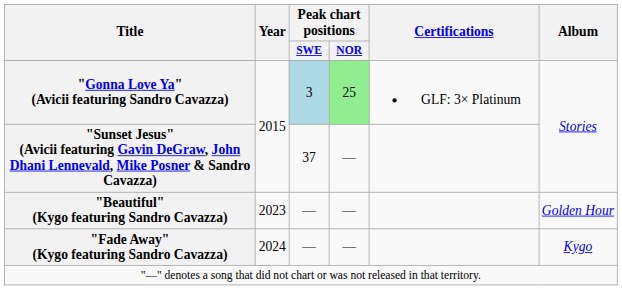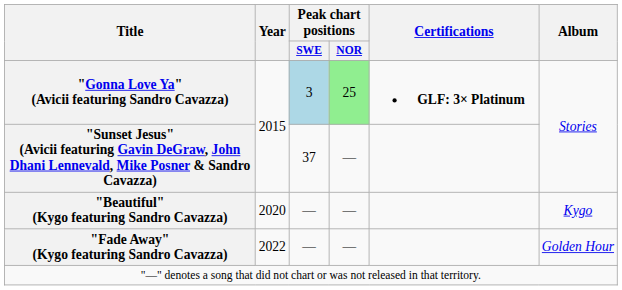(454, 100) normal -> (454, 100) bold
(272, 210) 2023 -> (272, 210) 2020
(578, 210) Golden Hour -> (578, 210) Kygo
(272, 247) 2024 -> (272, 247) 2022
(578, 247) Kygo -> (578, 247) Golden Hour
